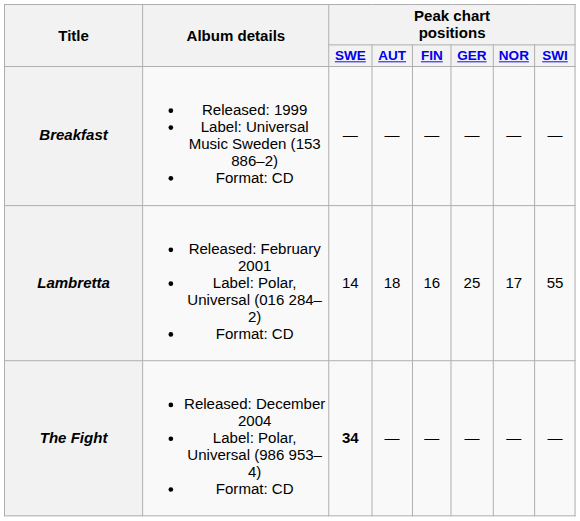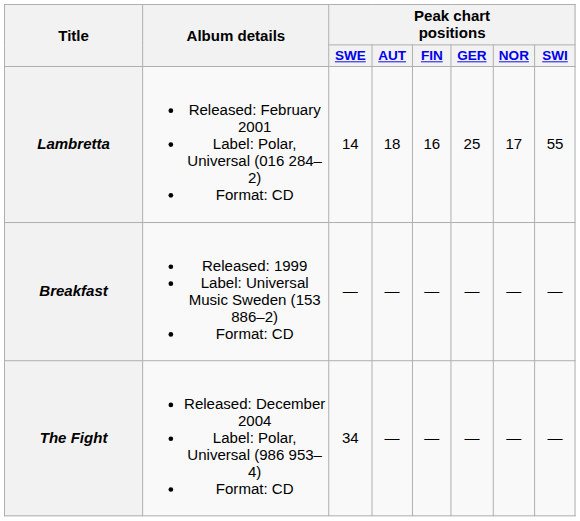rows swapped: (74, 135) <-> (74, 282)
(350, 438) bold -> (350, 438) normal
